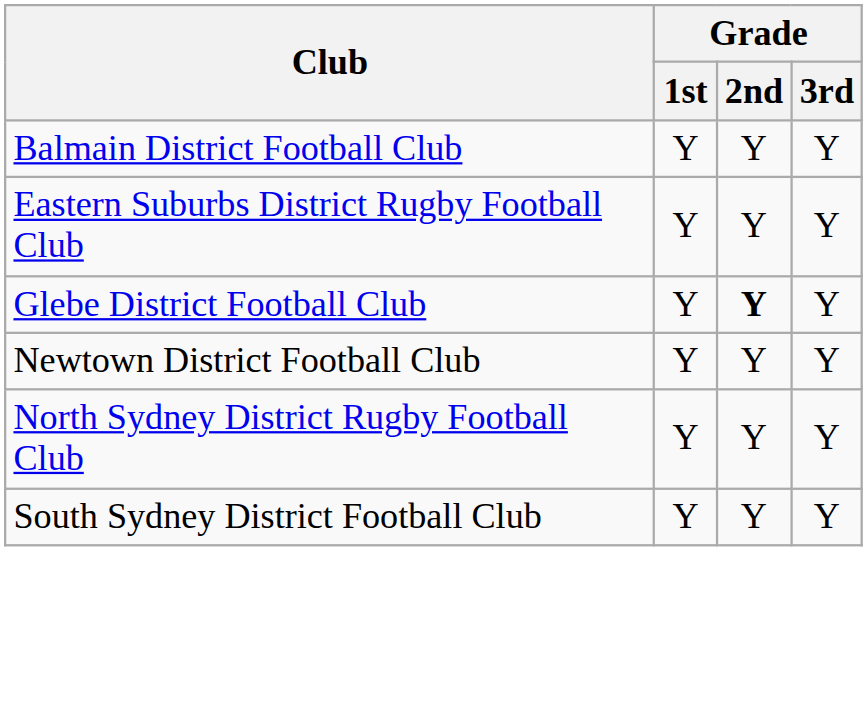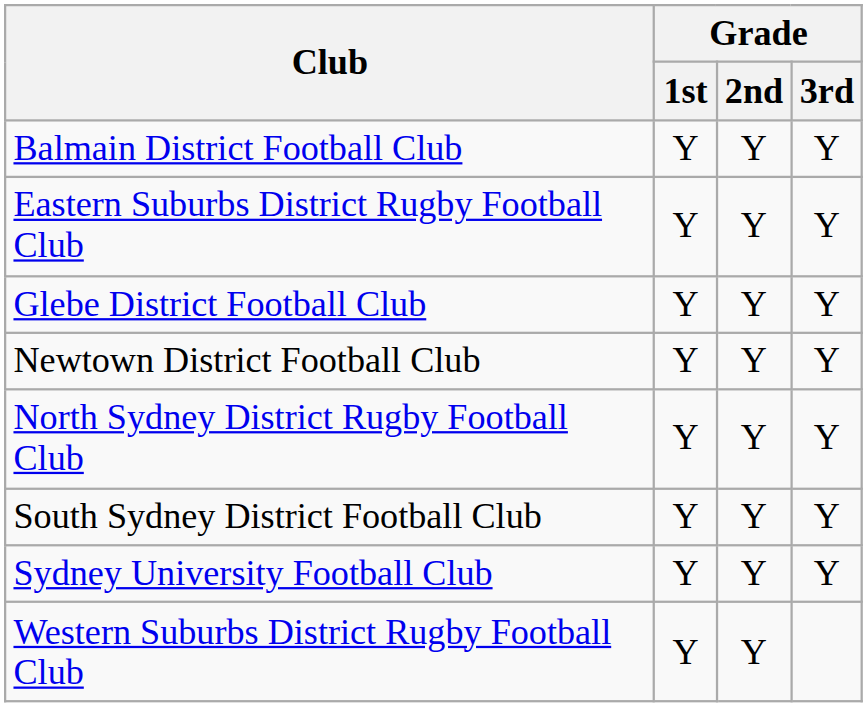(754, 303) bold -> (754, 303) normal
+ row: (253, 573)
+ row: (312, 651)
